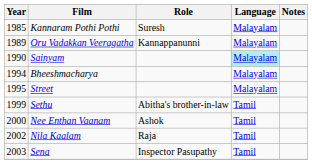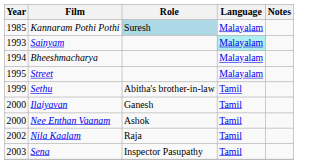(151, 27) no background -> (137, 27) lightblue background
- row: (82, 43)
(16, 58) 1990 -> (16, 43) 1993
+ row: (49, 105)
